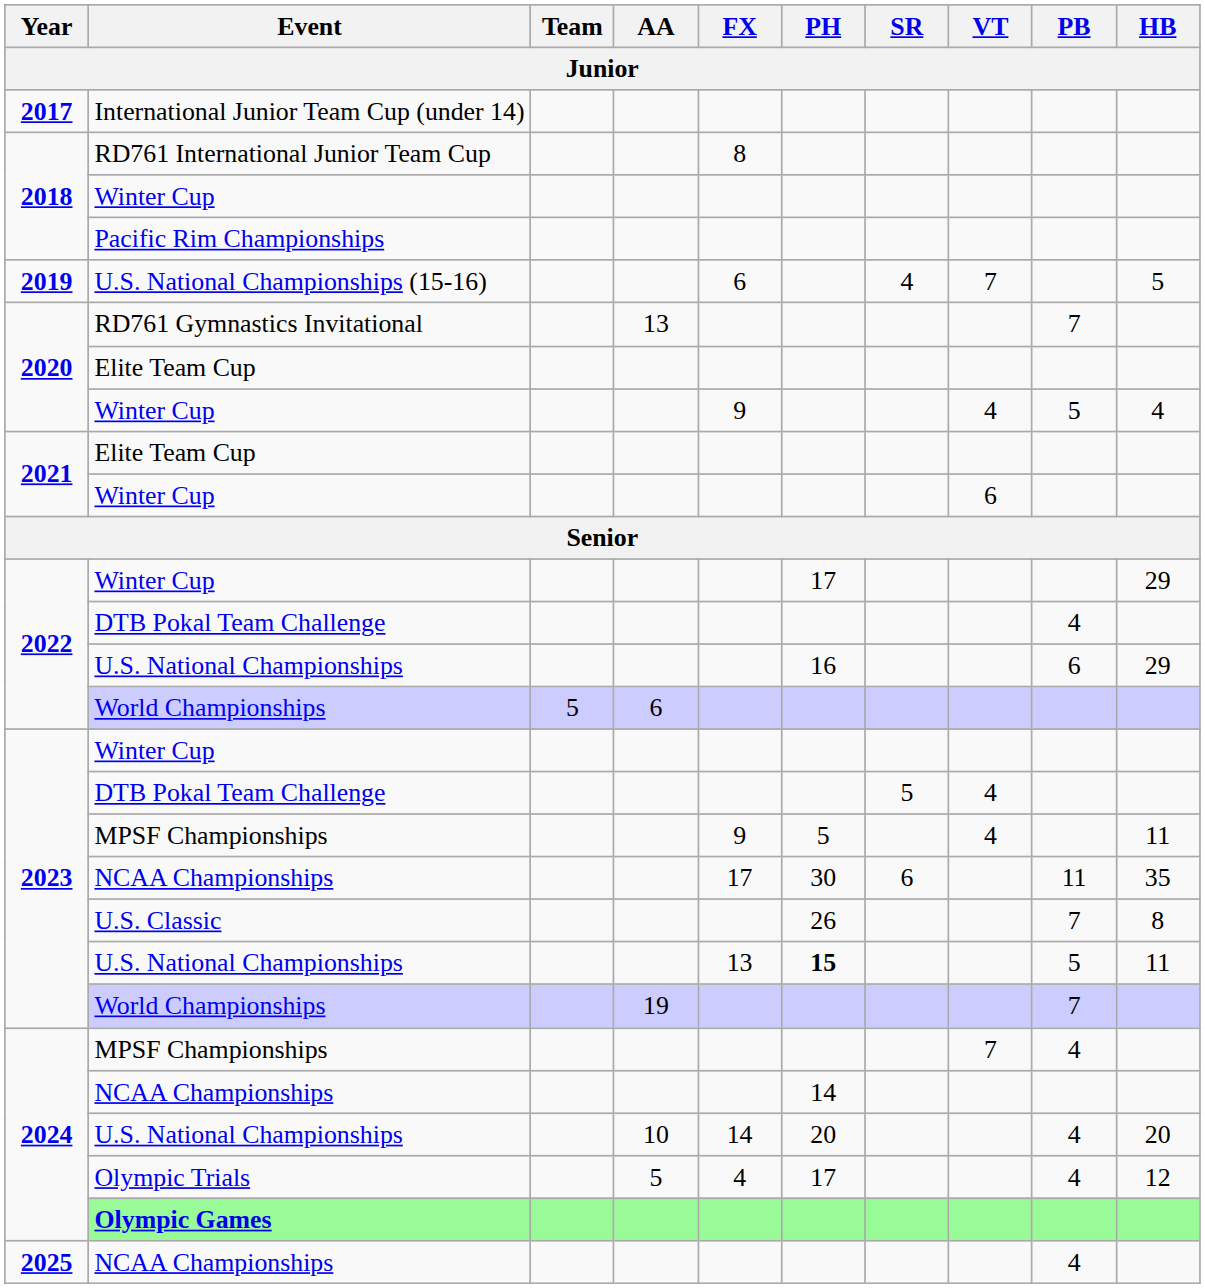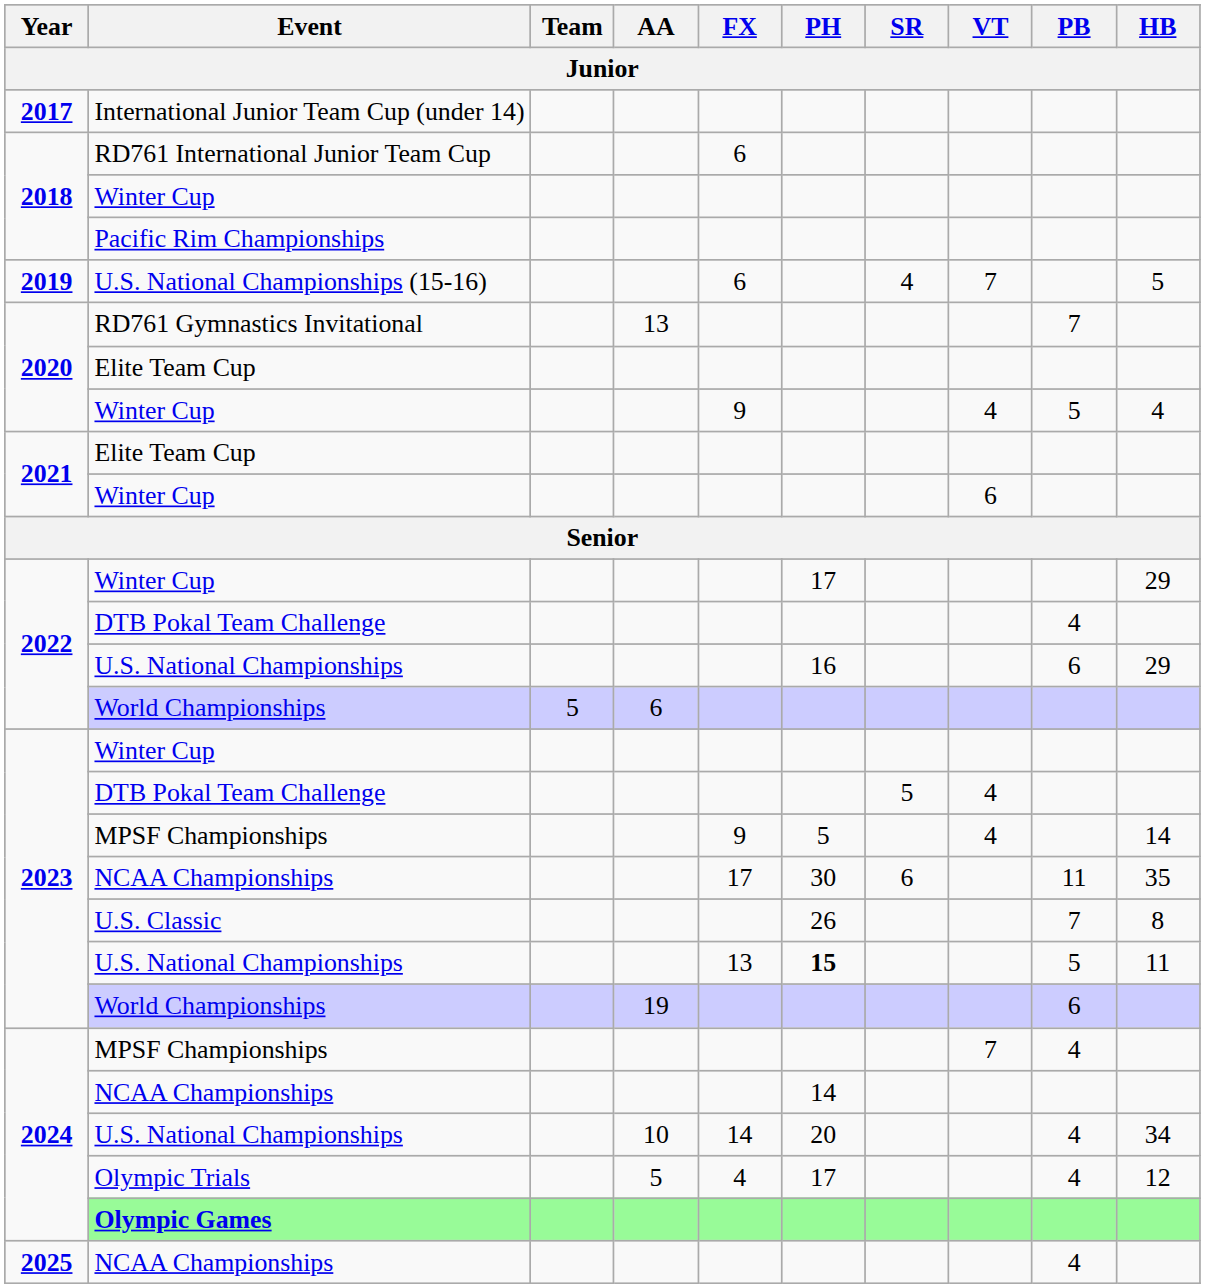(740, 153) 8 -> (740, 153) 6
(1158, 835) 11 -> (1158, 835) 14
(1074, 1005) 7 -> (1074, 1005) 6
(1158, 1133) 20 -> (1158, 1133) 34
